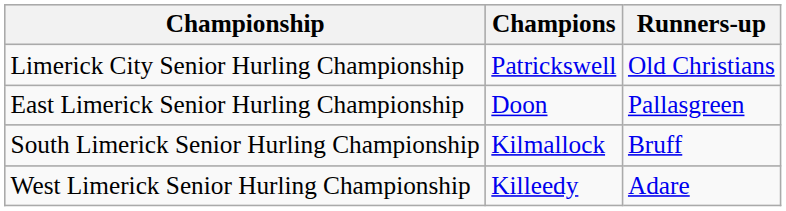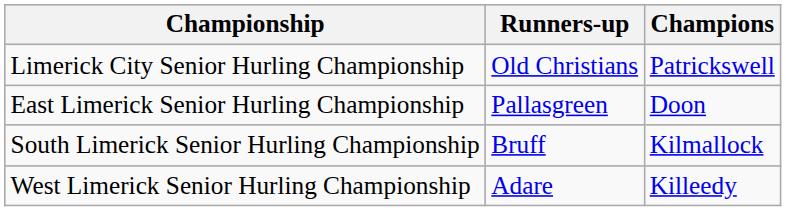columns swapped: (554, 24) <-> (701, 24)
